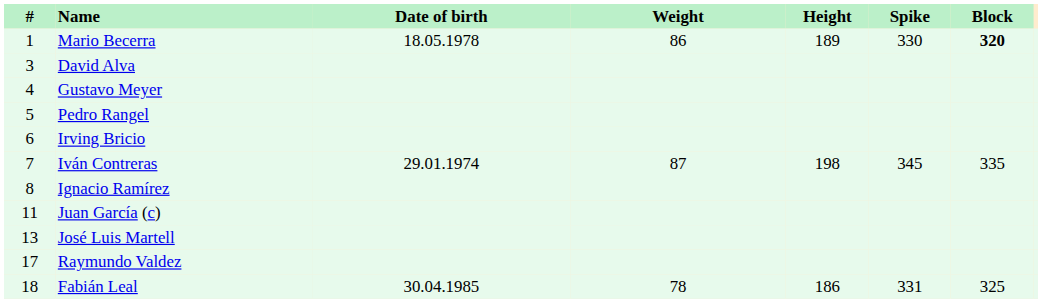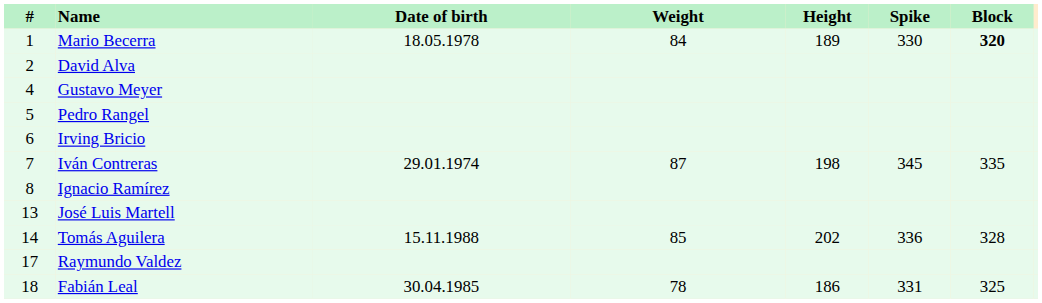(678, 40) 86 -> (678, 40) 84
(30, 65) 3 -> (30, 65) 2
- row: (109, 212)
+ row: (111, 237)
